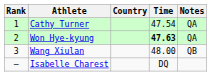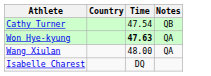- column: (16, 11)
(192, 24) QA -> (168, 24) QB
(192, 51) QB -> (168, 51) QA
